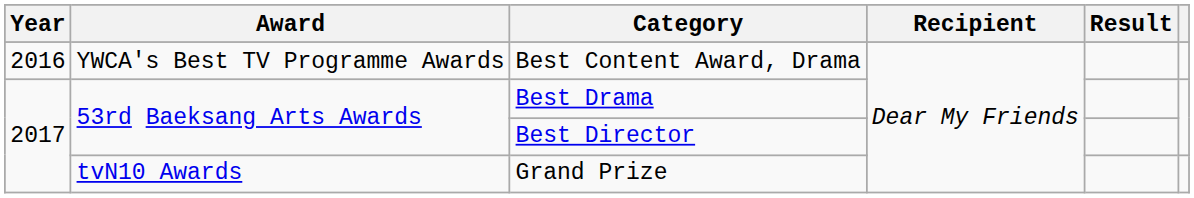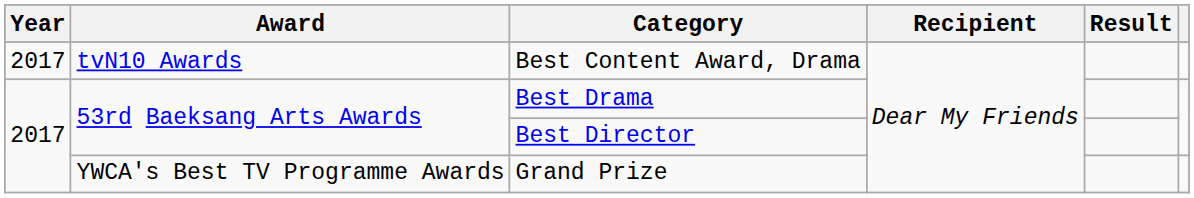(38, 61) 2016 -> (38, 61) 2017
(291, 61) YWCA's Best TV Programme Awards -> (159, 61) tvN10 Awards
(159, 174) tvN10 Awards -> (291, 174) YWCA's Best TV Programme Awards
